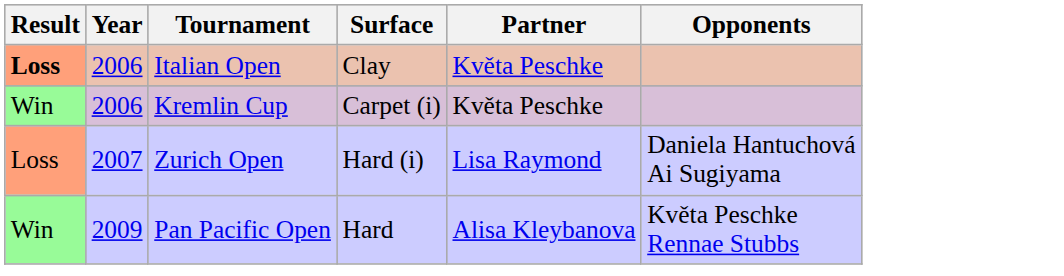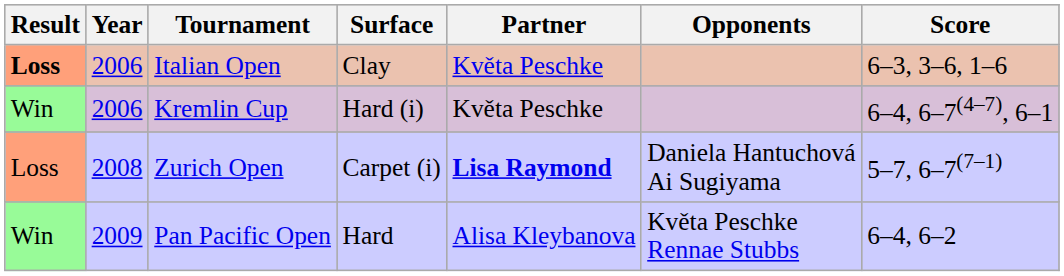+ column: (960, 24)
(392, 105) Carpet (i) -> (383, 108) Hard (i)
(117, 160) 2007 -> (117, 166) 2008
(383, 160) Hard (i) -> (392, 166) Carpet (i)
(527, 160) normal -> (532, 166) bold
